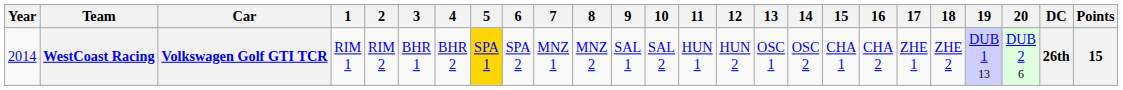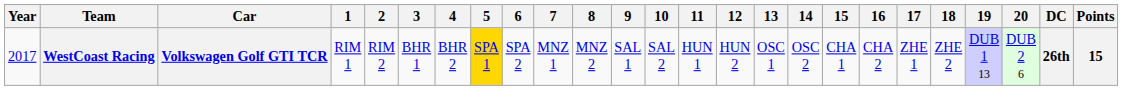(22, 56) 2014 -> (22, 56) 2017
